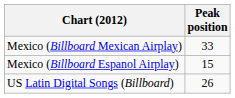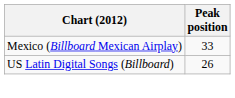- row: (93, 64)
